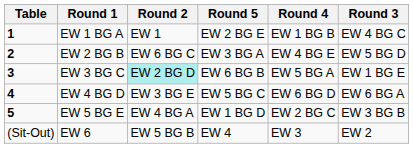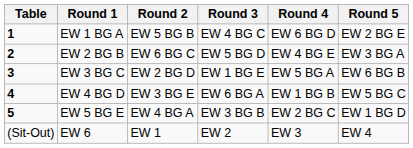columns swapped: (373, 14) <-> (233, 14)
(146, 34) EW 1 -> (162, 34) EW 5 BG B
(303, 34) EW 1 BG B -> (303, 34) EW 6 BG D
(163, 73) paleturquoise background -> (163, 73) no background
(303, 93) EW 6 BG D -> (303, 93) EW 1 BG B
(162, 133) EW 5 BG B -> (146, 133) EW 1
